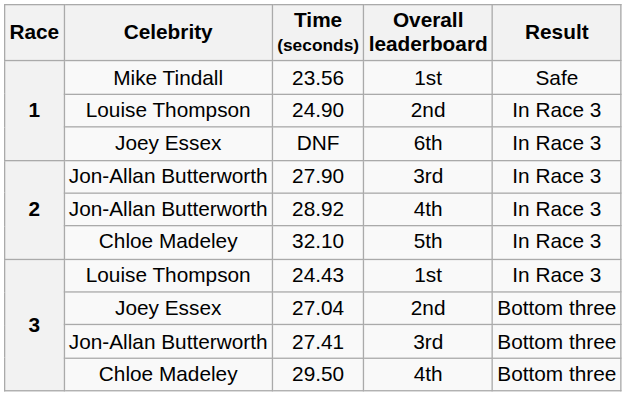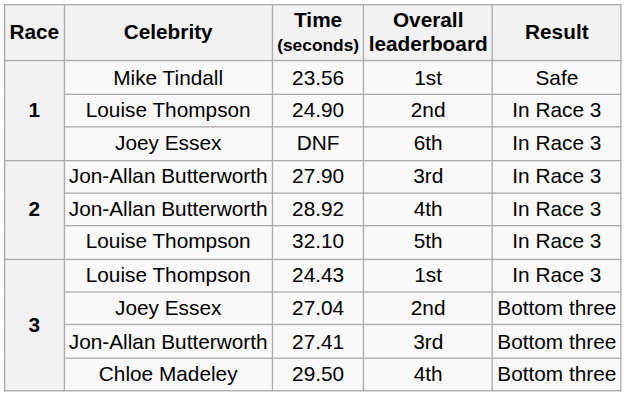(168, 242) Chloe Madeley -> (168, 242) Louise Thompson
